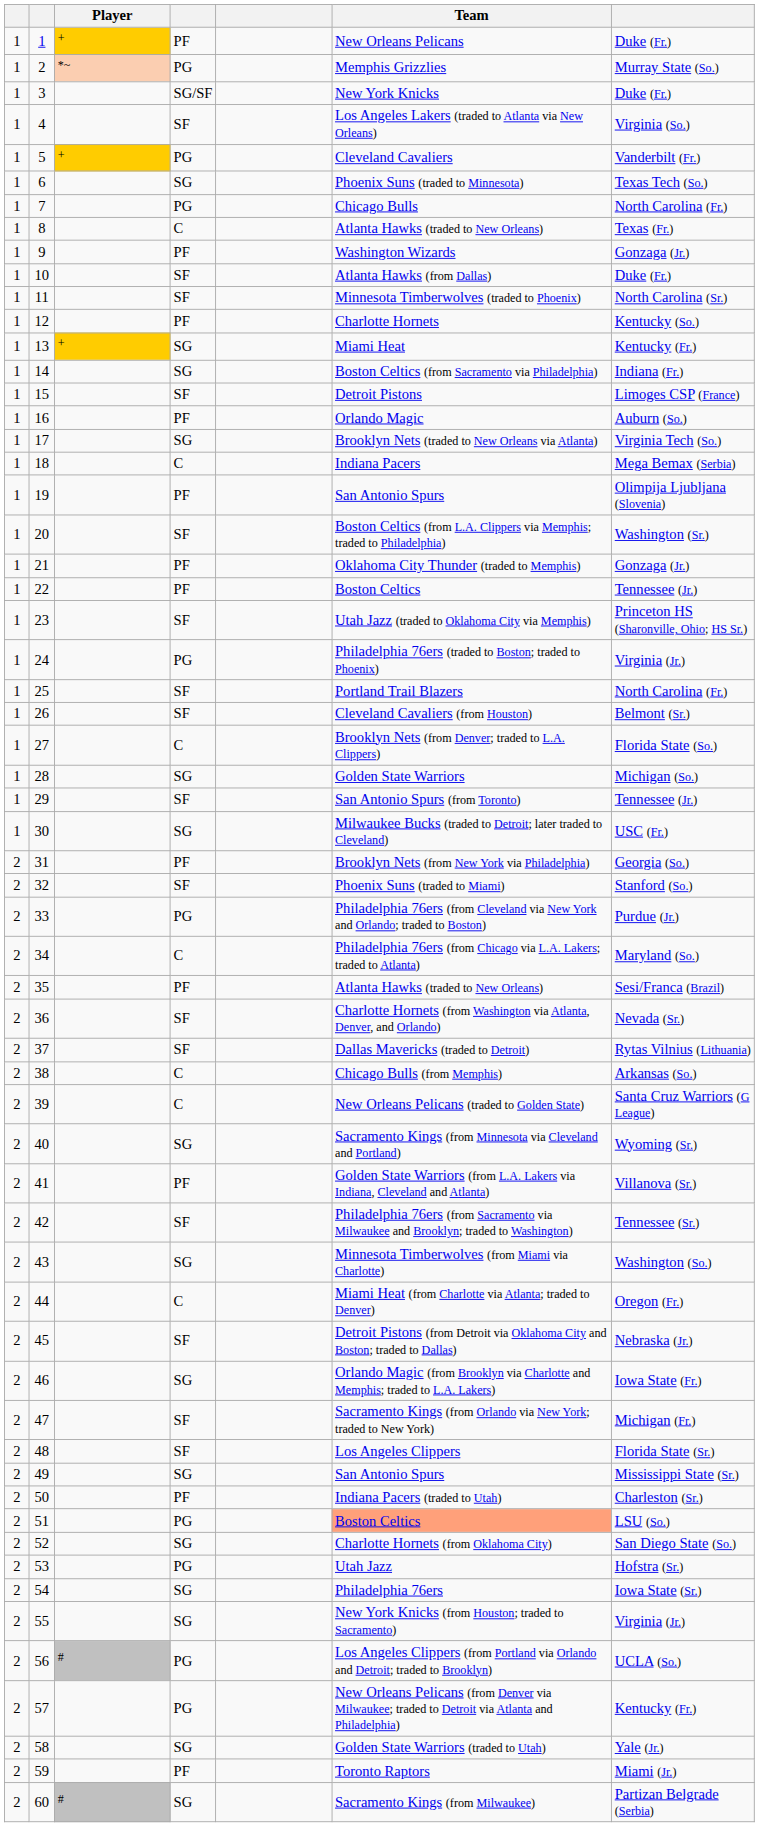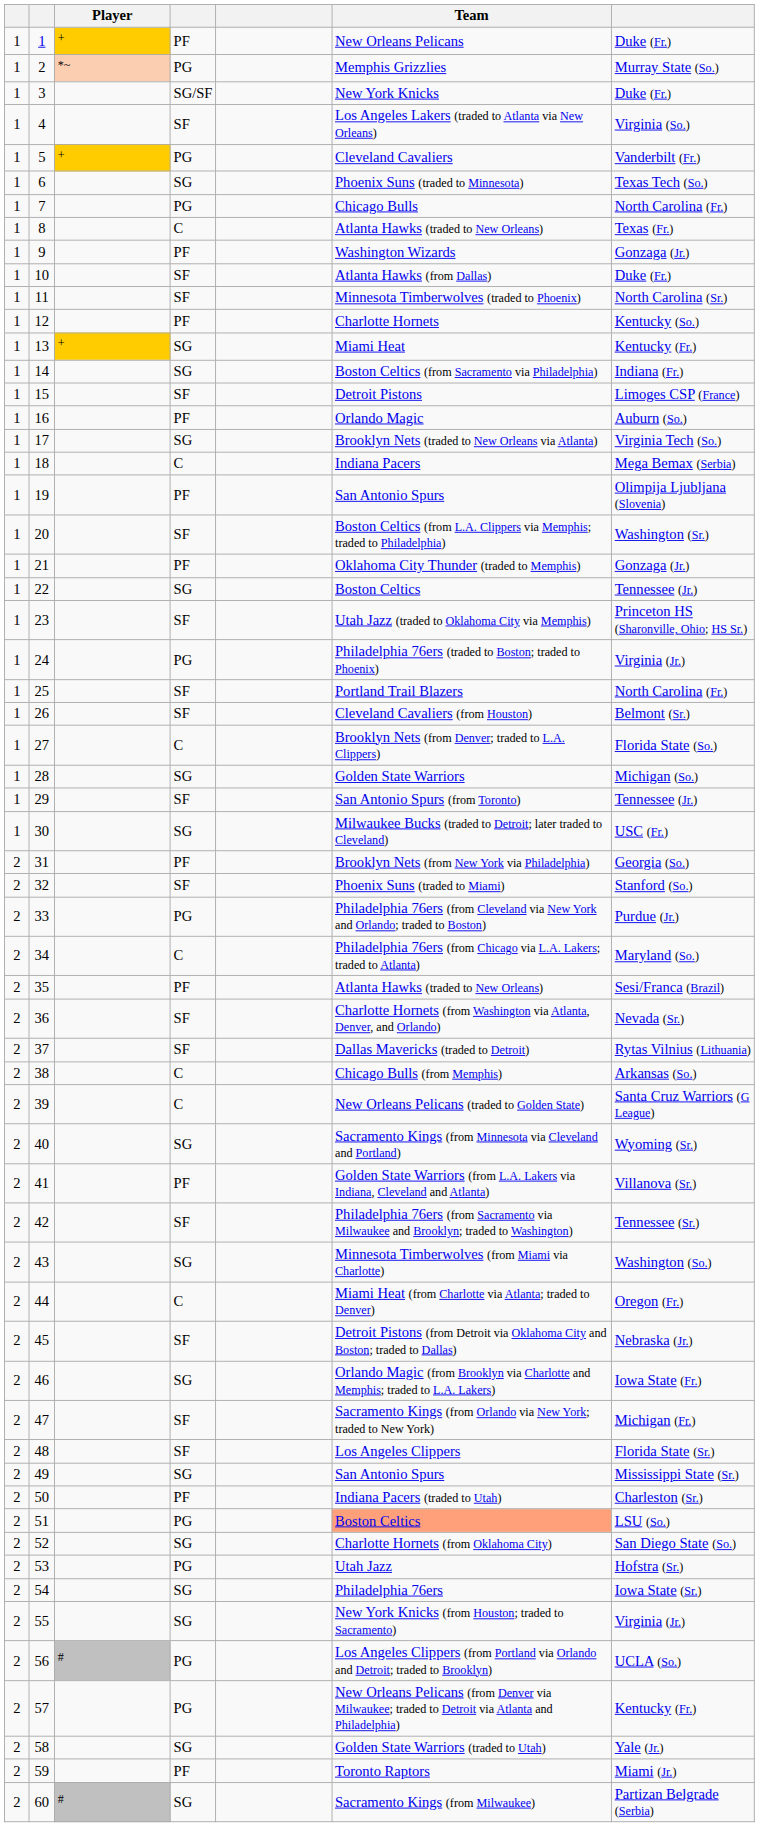(182, 588) PF -> (183, 588) SG
